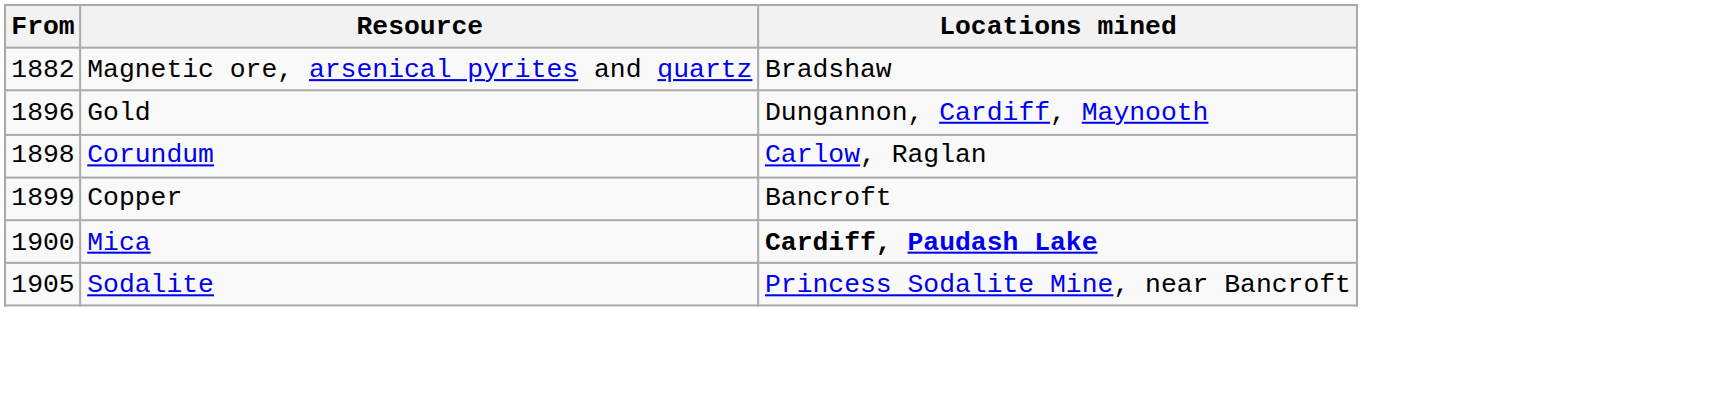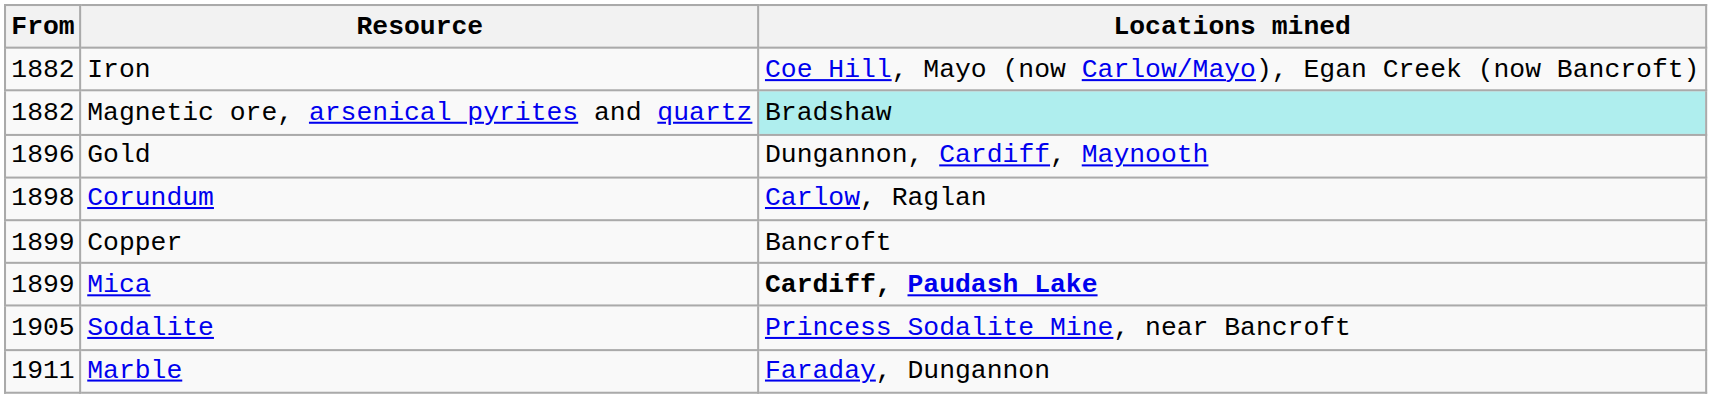+ row: (119, 70)
(828, 70) no background -> (828, 113) paleturquoise background
(43, 242) 1900 -> (43, 285) 1899
+ row: (135, 371)
